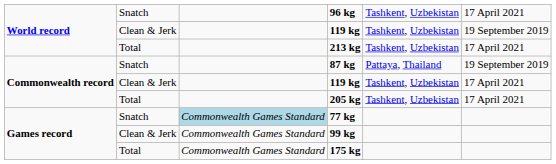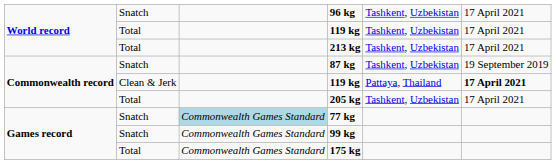(148, 30) Clean & Jerk -> (130, 30) Total
(506, 30) 19 September 2019 -> (494, 30) 17 April 2021
(403, 64) Pattaya, Thailand -> (412, 64) Tashkent, Uzbekistan
(412, 82) Tashkent, Uzbekistan -> (403, 82) Pattaya, Thailand
(494, 82) normal -> (495, 82) bold
(148, 133) Clean & Jerk -> (134, 133) Snatch
